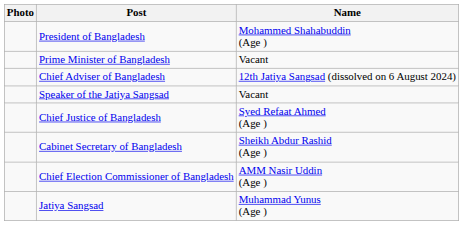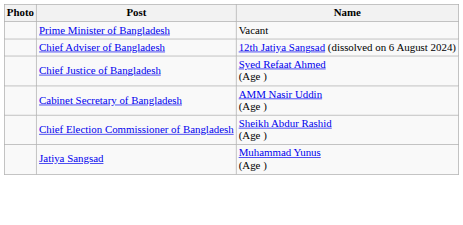- row: (92, 36)
- row: (104, 94)
(285, 147) Sheikh Abdur Rashid (Age ) -> (280, 100) AMM Nasir Uddin (Age )
(280, 176) AMM Nasir Uddin (Age ) -> (285, 130) Sheikh Abdur Rashid (Age )
